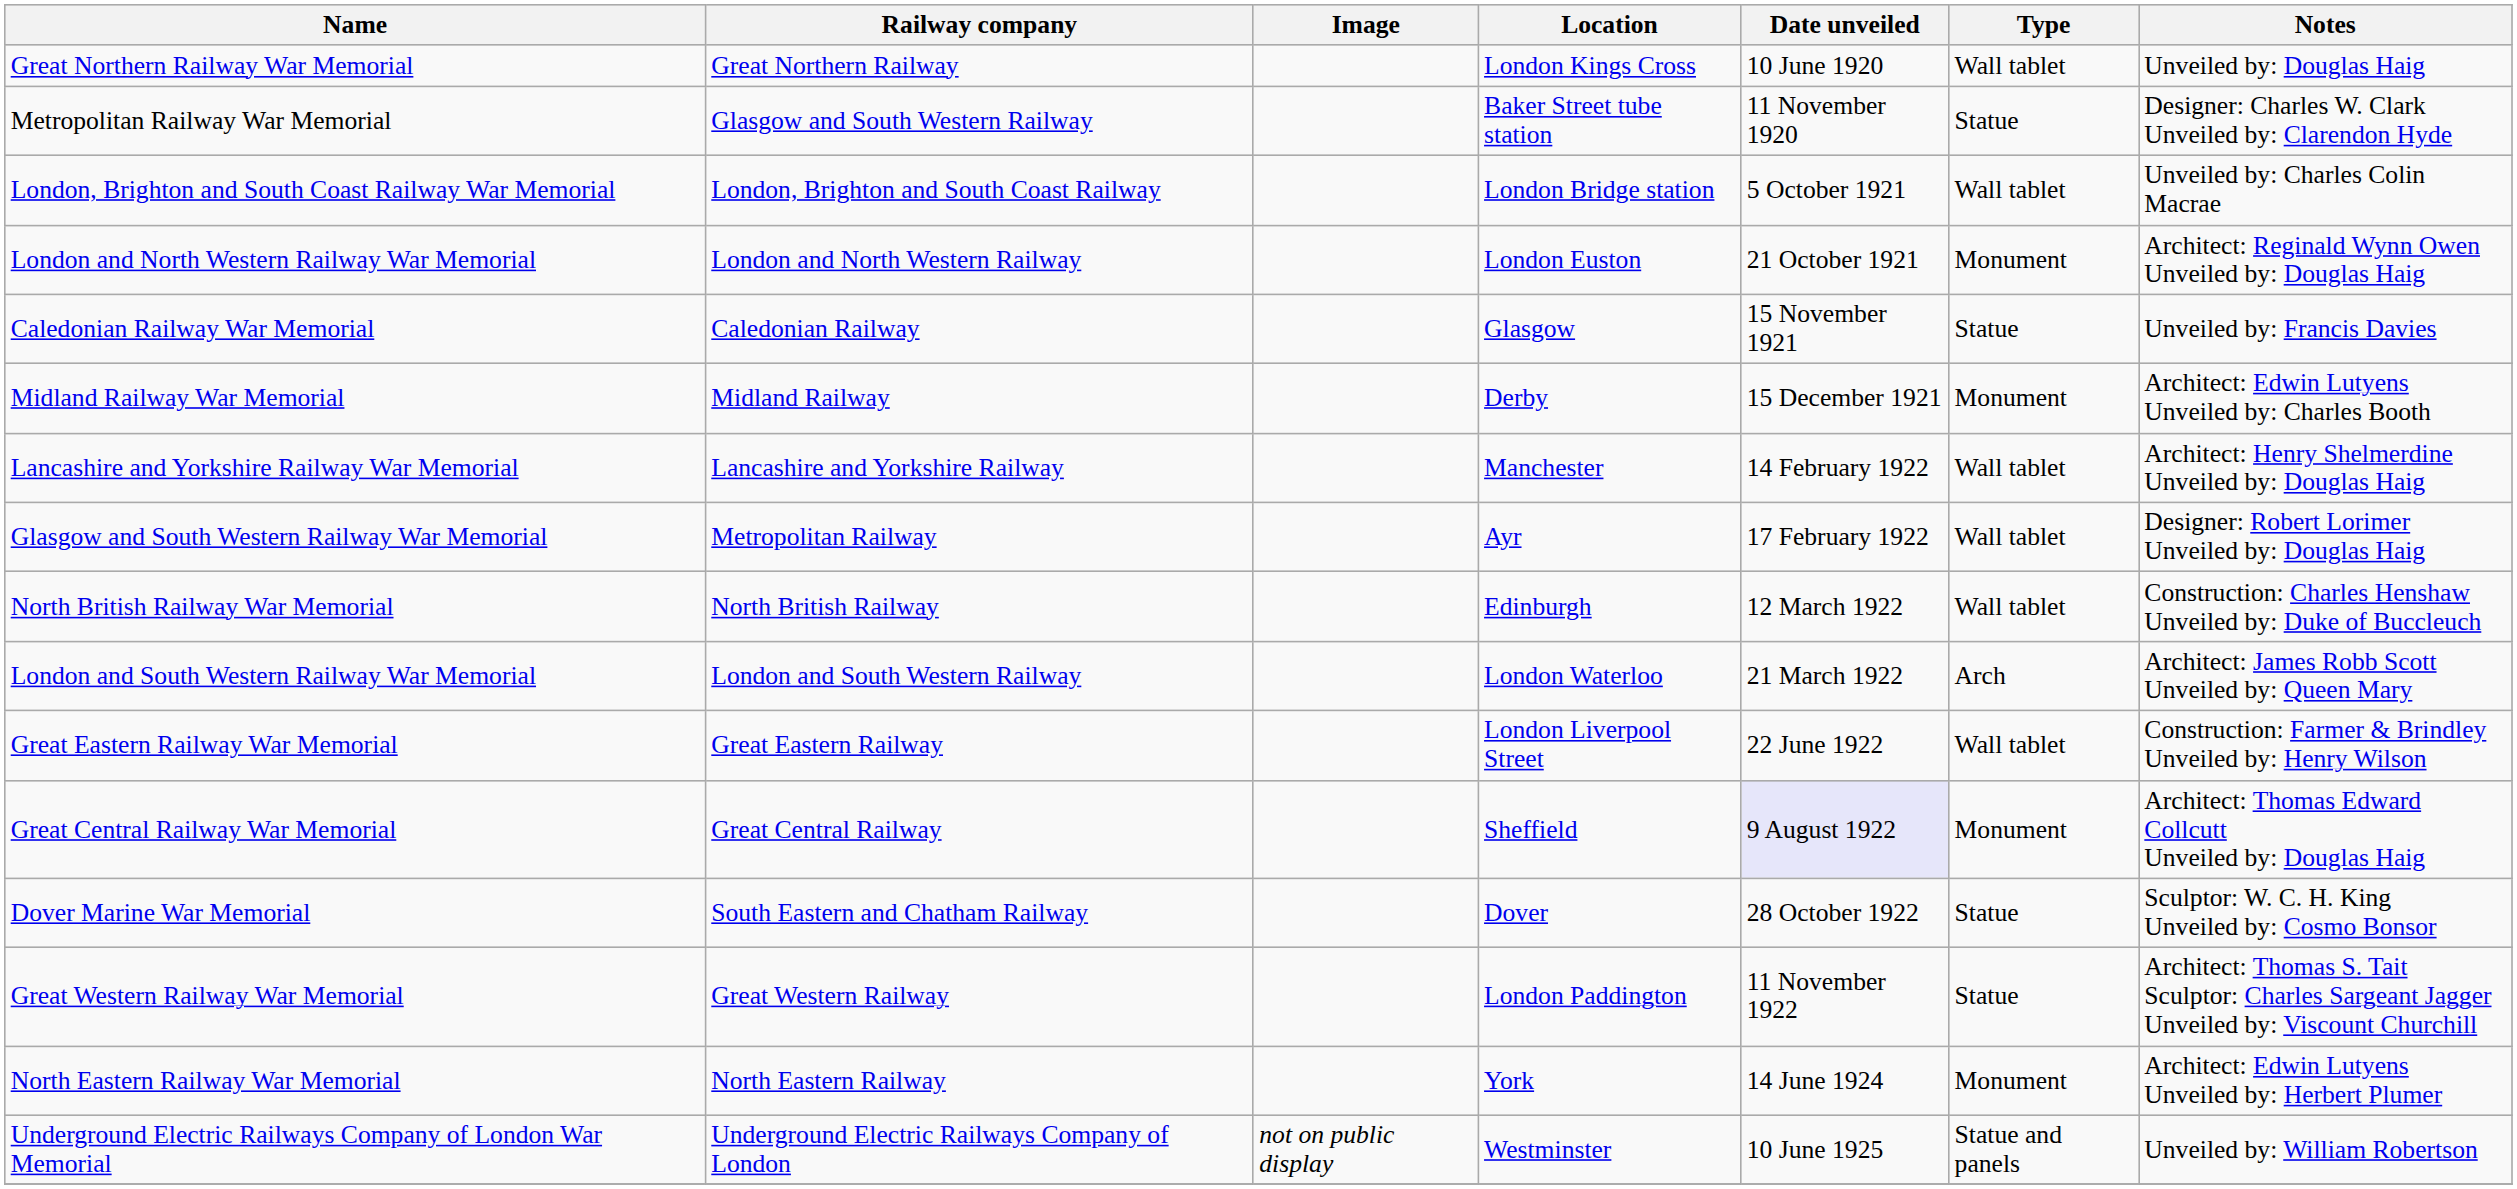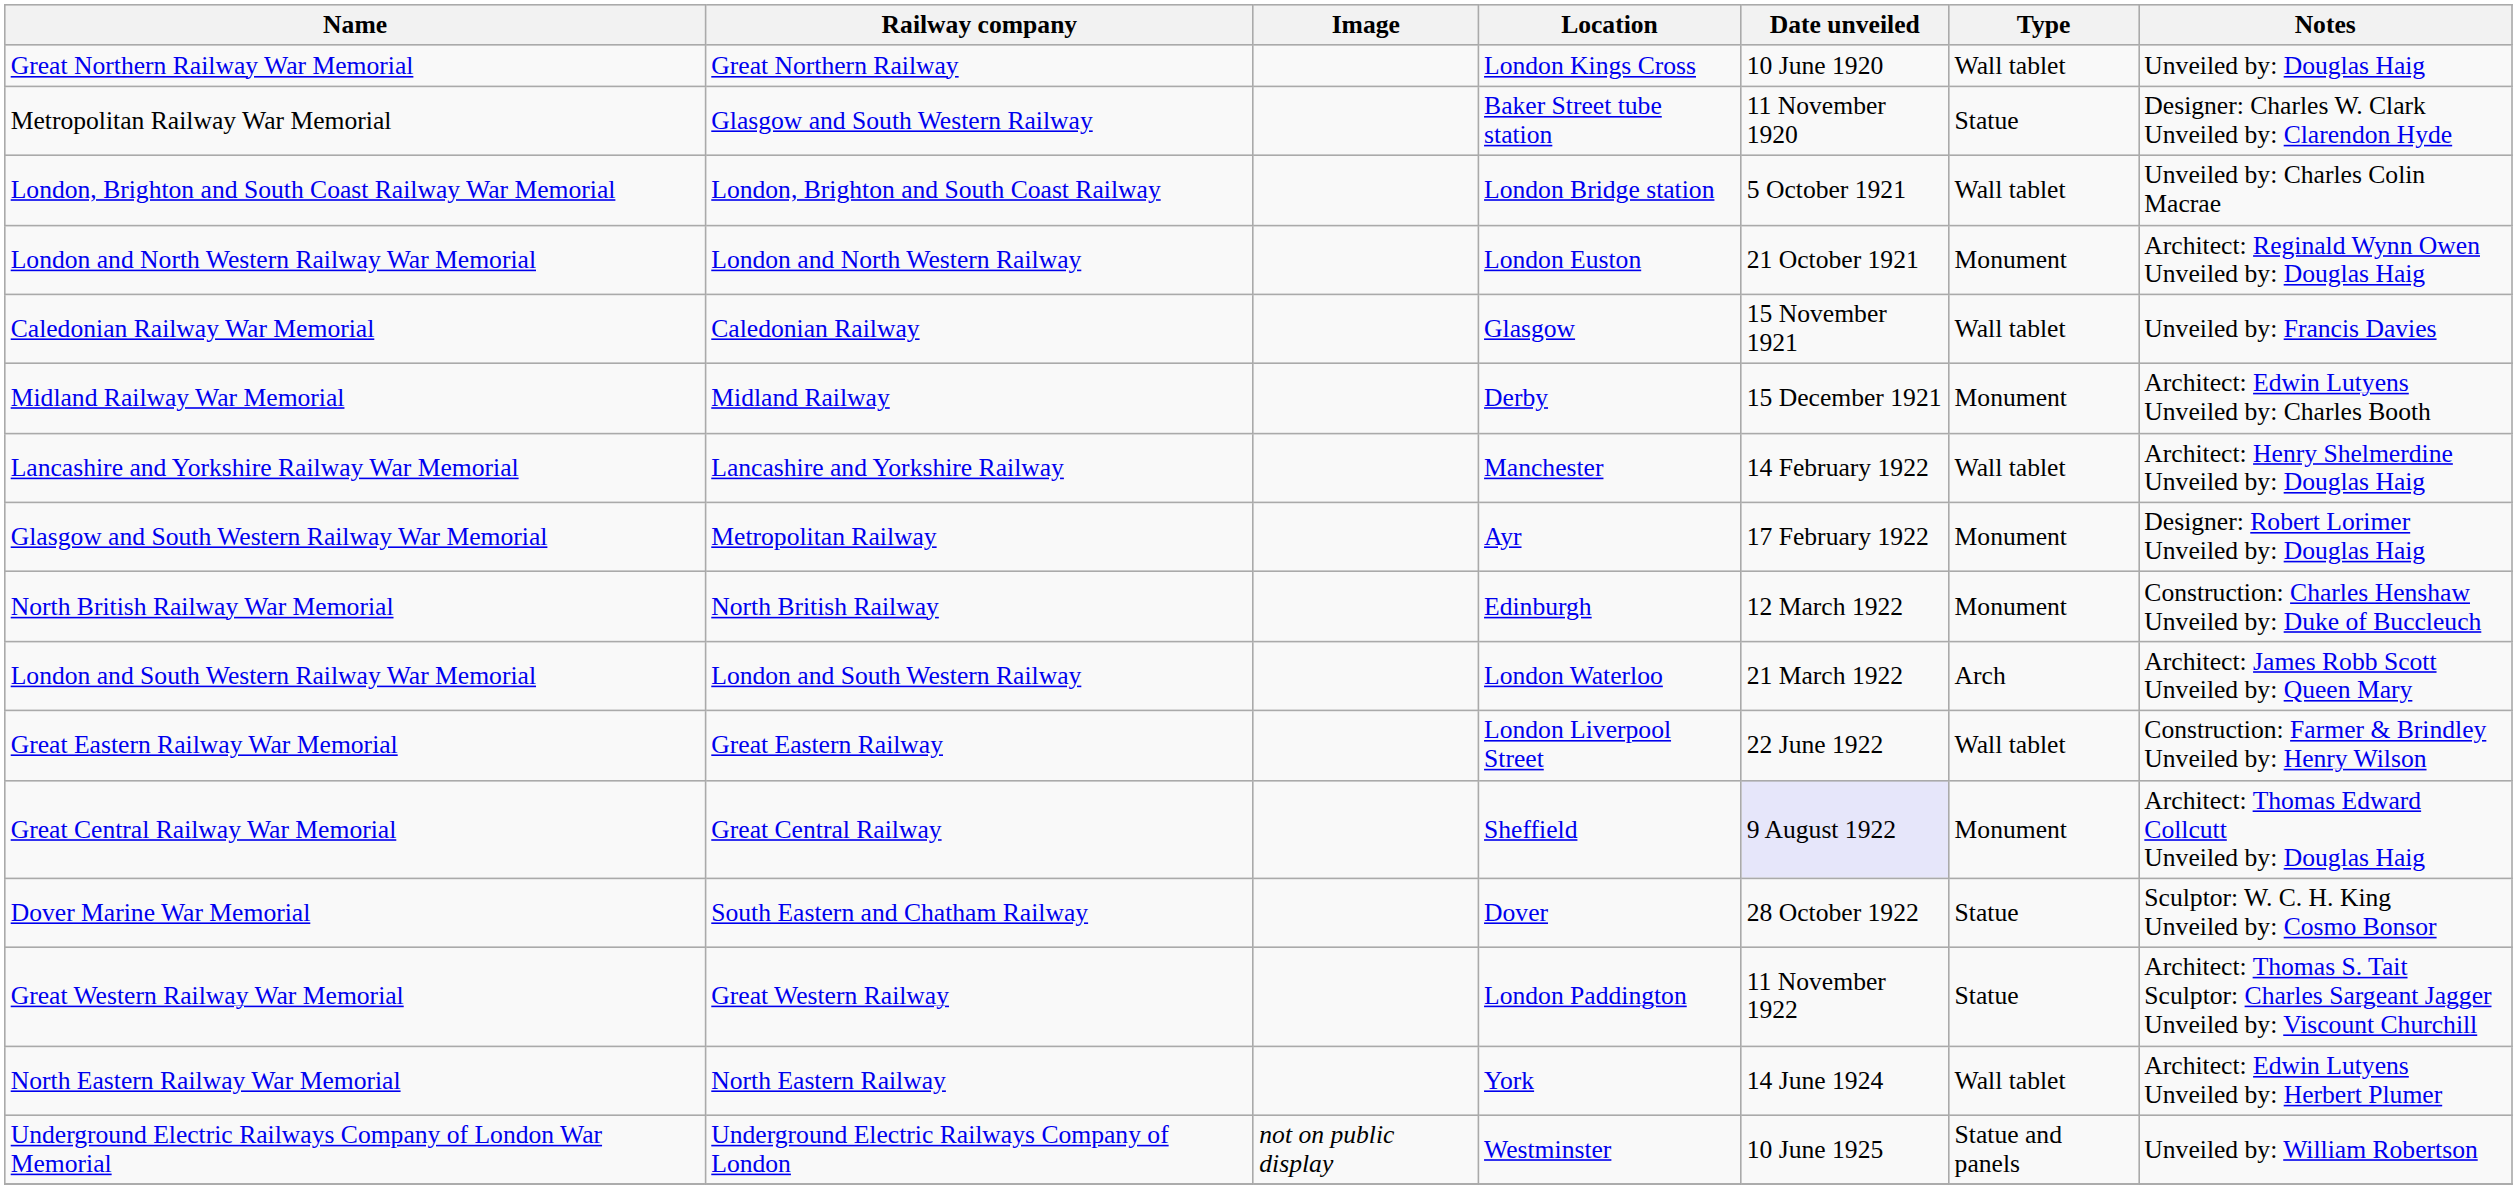(1987, 328) Statue -> (2010, 328) Wall tablet
(2010, 536) Wall tablet -> (2011, 536) Monument
(2010, 606) Wall tablet -> (2011, 606) Monument
(2011, 1080) Monument -> (2010, 1080) Wall tablet
